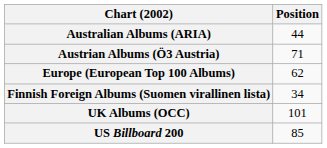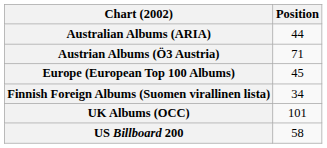(297, 73) 62 -> (297, 73) 45
(297, 133) 85 -> (297, 133) 58
